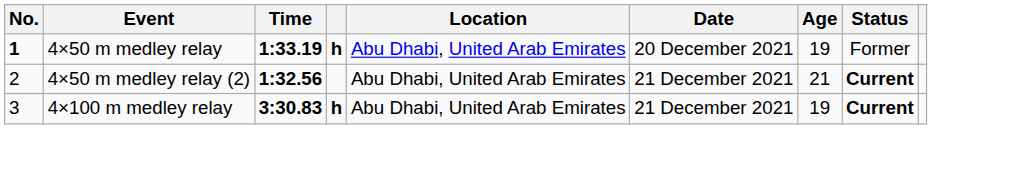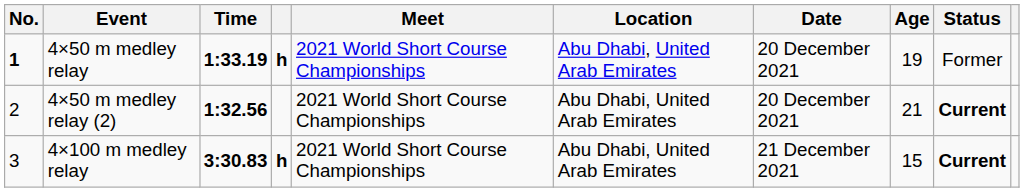+ column: (423, 19)
(714, 78) 21 December 2021 -> (814, 110) 20 December 2021
(820, 108) 19 -> (912, 161) 15
